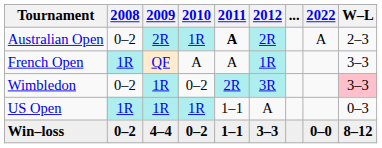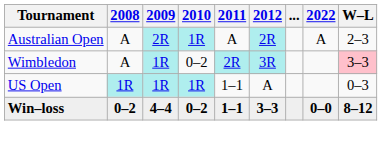(125, 39) 0–2 -> (125, 39) A
(232, 39) bold -> (232, 39) normal
- row: (46, 62)
(125, 85) 0–2 -> (125, 62) A
